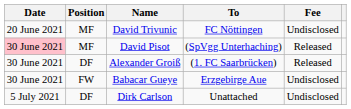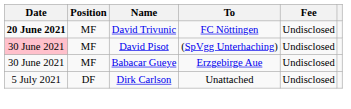(35, 29) normal -> (36, 29) bold
(313, 46) Released -> (309, 46) Undisclosed
- row: (145, 63)
(86, 79) FW -> (89, 63) MF
